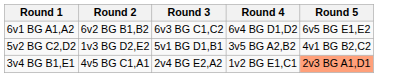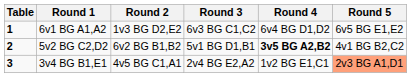+ column: (20, 13)
(115, 30) 6v2 BG B1,B2 -> (147, 30) 1v3 BG D2,E2
(115, 47) 1v3 BG D2,E2 -> (147, 47) 6v2 BG B1,B2
(262, 47) normal -> (295, 47) bold
